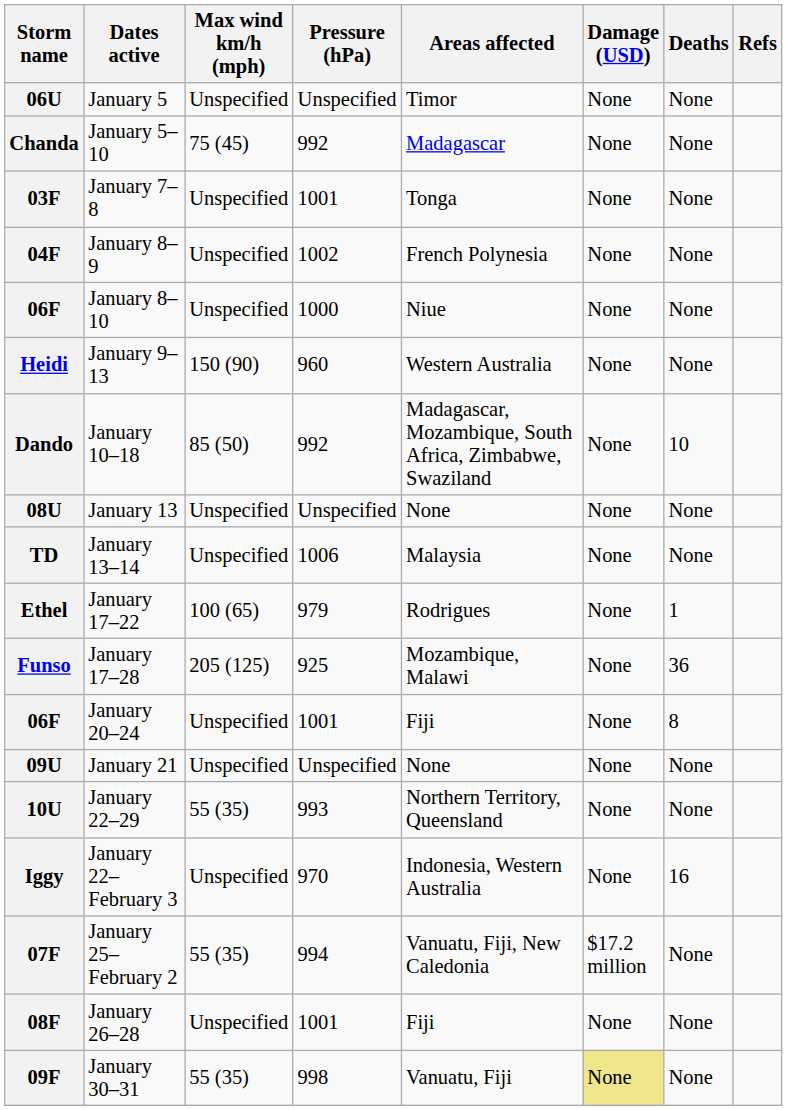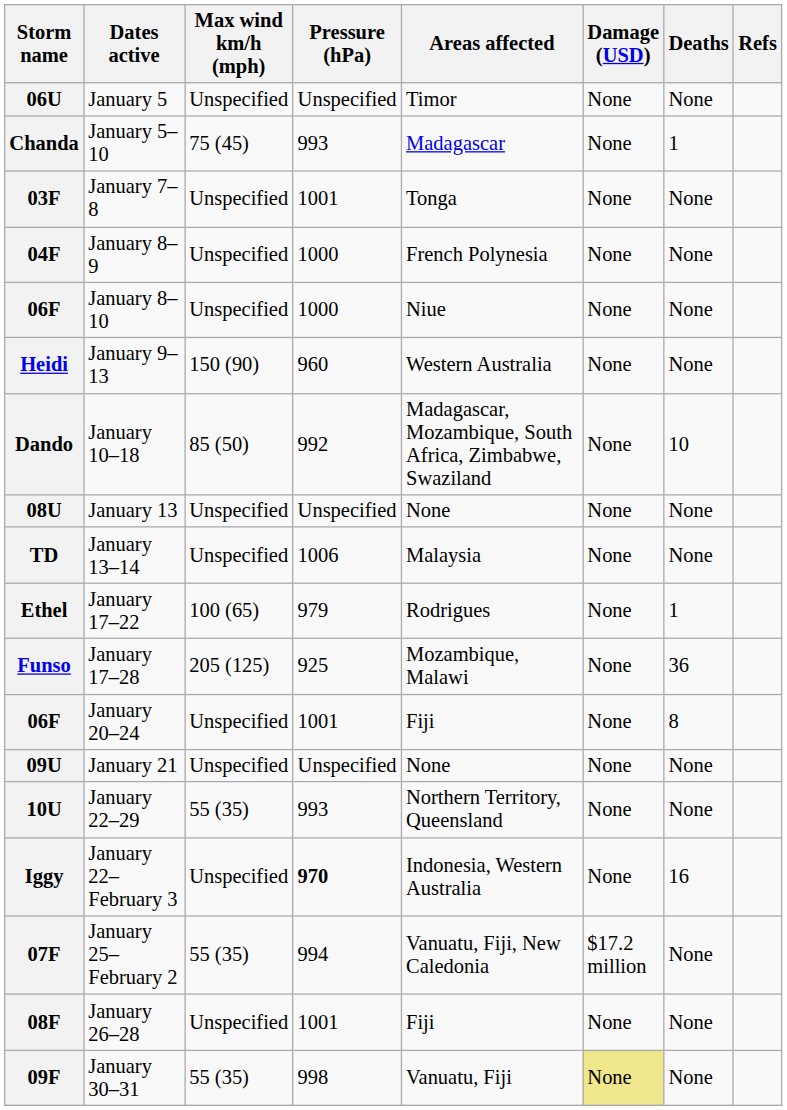(313, 143) 992 -> (313, 143) 993
(691, 143) None -> (674, 143) 1
(318, 254) 1002 -> (318, 254) 1000
(313, 876) normal -> (313, 876) bold
